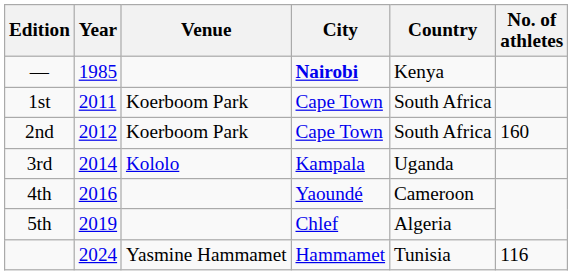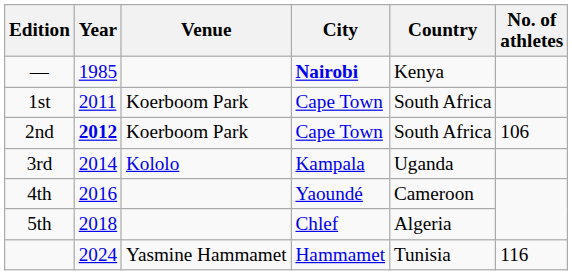(98, 132) normal -> (98, 132) bold
(515, 132) 160 -> (515, 132) 106
(98, 224) 2019 -> (98, 224) 2018
